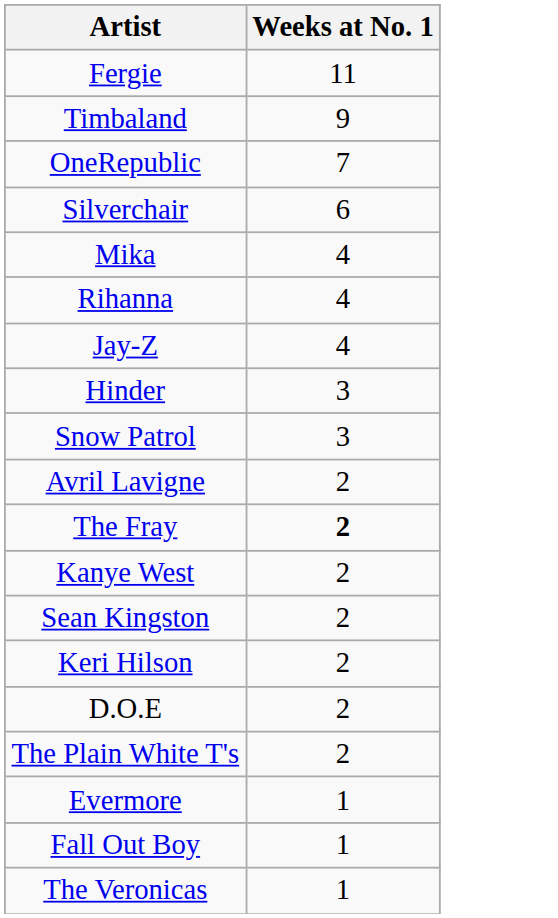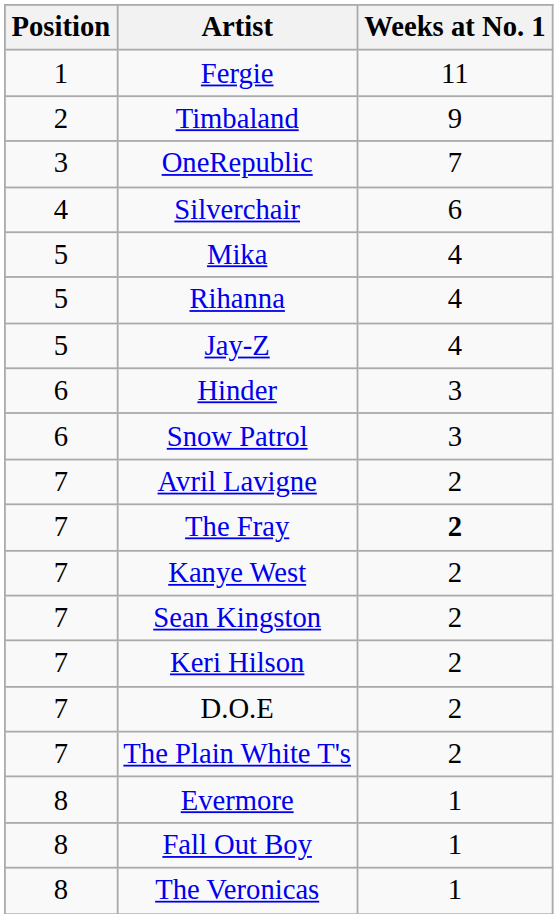+ column: (61, 27)
